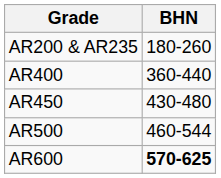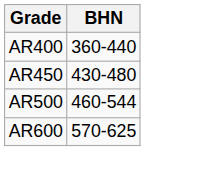- row: (73, 46)
(179, 159) bold -> (104, 131) normal
